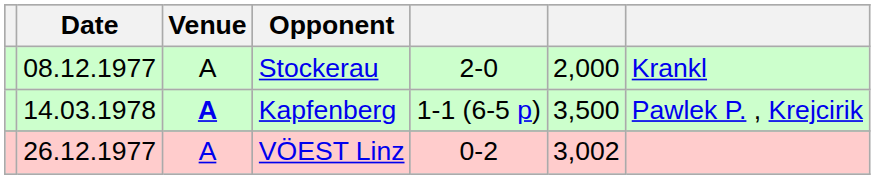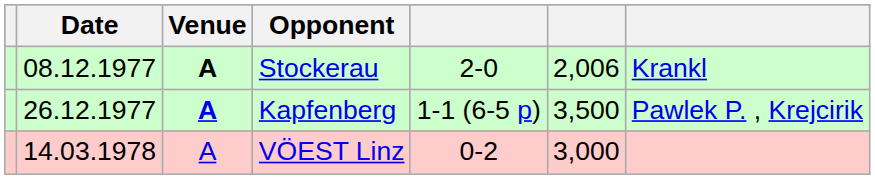(207, 67) normal -> (207, 67) bold
(586, 67) 2,000 -> (586, 67) 2,006
(90, 109) 14.03.1978 -> (90, 109) 26.12.1977
(90, 151) 26.12.1977 -> (90, 151) 14.03.1978
(586, 151) 3,002 -> (586, 151) 3,000
